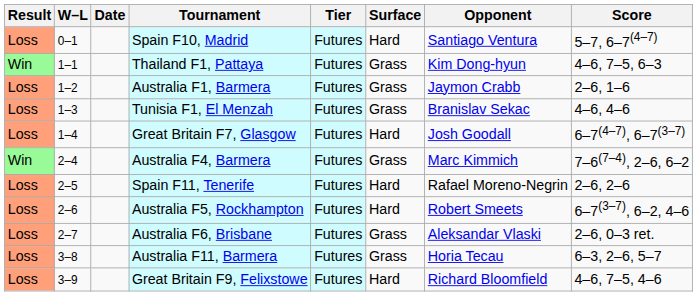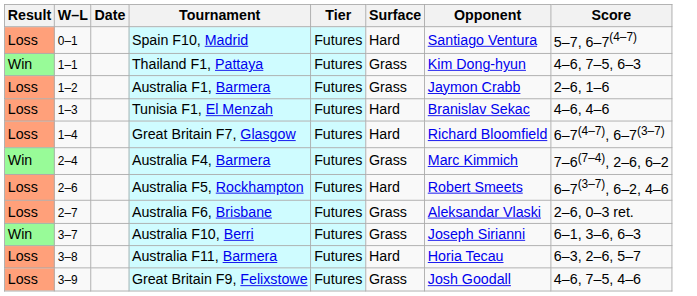(388, 109) Grass -> (384, 109) Hard
(469, 134) Josh Goodall -> (488, 134) Richard Bloomfield
- row: (193, 185)
+ row: (193, 234)
(388, 257) Grass -> (384, 257) Hard
(384, 279) Hard -> (388, 279) Grass
(488, 279) Richard Bloomfield -> (469, 279) Josh Goodall
